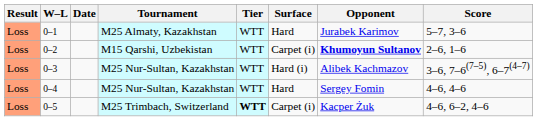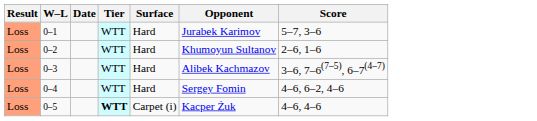- column: (168, 13)
(293, 49) Carpet (i) -> (144, 49) Hard
(371, 49) bold -> (229, 49) normal
(289, 69) Hard (i) -> (144, 69) Hard
(446, 88) 4–6, 4–6 -> (313, 88) 4–6, 6–2, 4–6
(457, 106) 4–6, 6–2, 4–6 -> (301, 106) 4–6, 4–6
